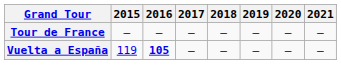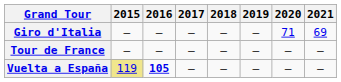+ row: (58, 32)
(127, 50) no background -> (127, 68) khaki background
